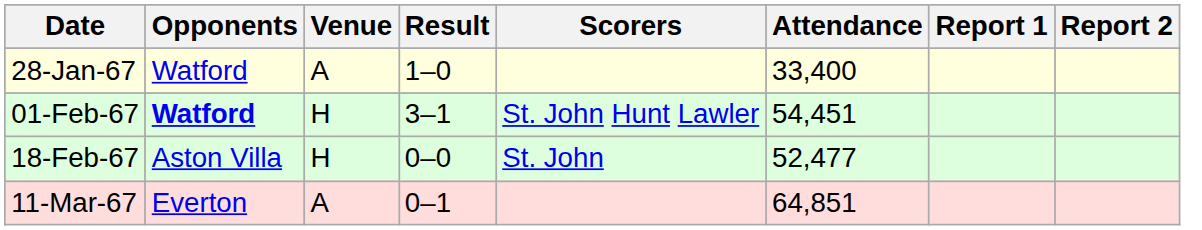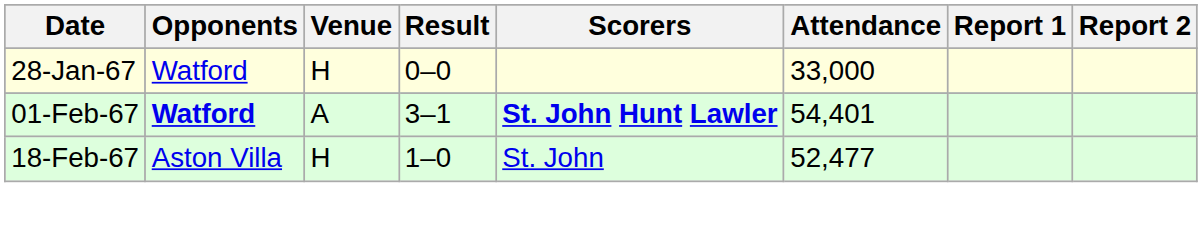(320, 70) A -> (321, 70) H
(428, 70) 1–0 -> (428, 70) 0–0
(814, 70) 33,400 -> (833, 70) 33,000
(321, 114) H -> (320, 114) A
(631, 114) normal -> (640, 114) bold
(814, 114) 54,451 -> (833, 114) 54,401
(428, 158) 0–0 -> (428, 158) 1–0
- row: (74, 202)
